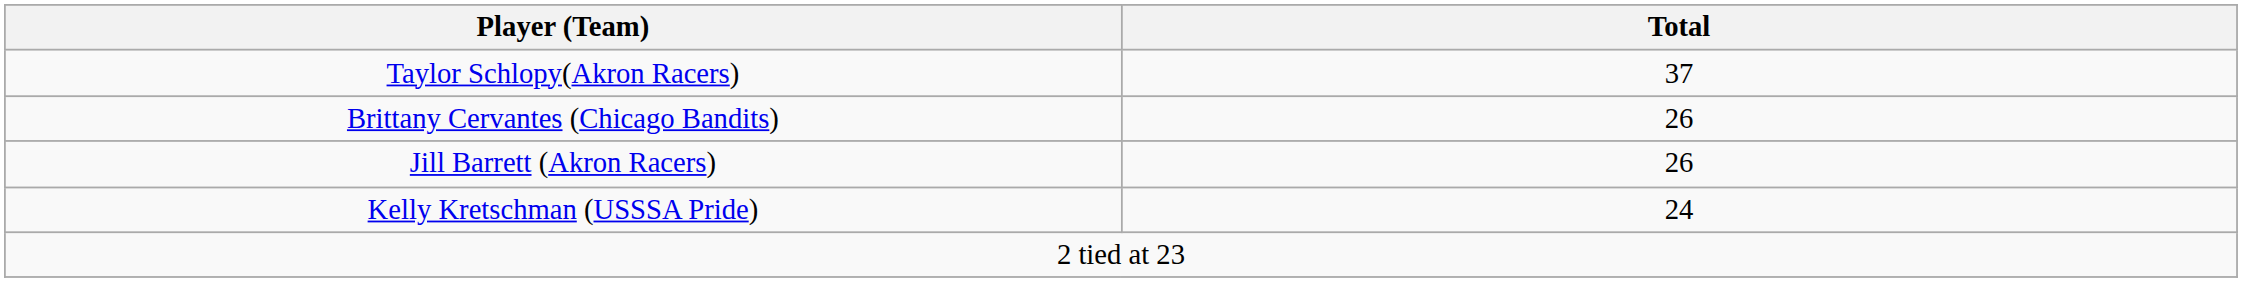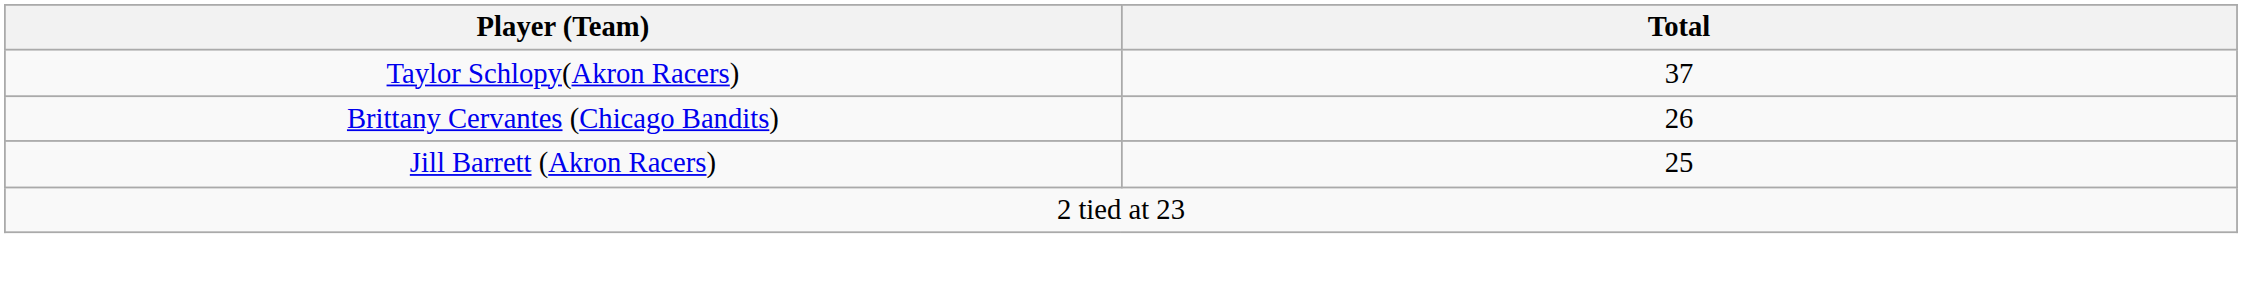(1679, 163) 26 -> (1679, 163) 25
- row: (563, 208)
